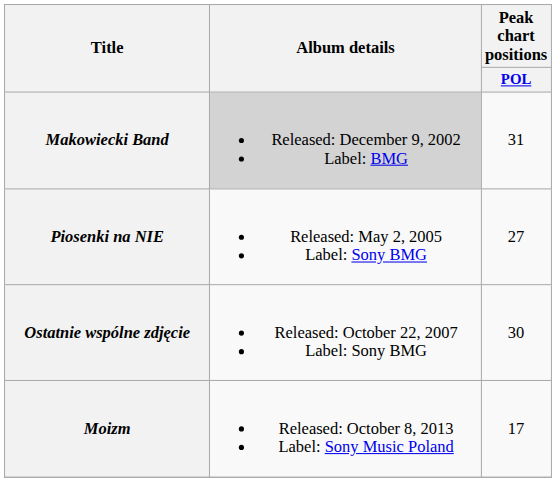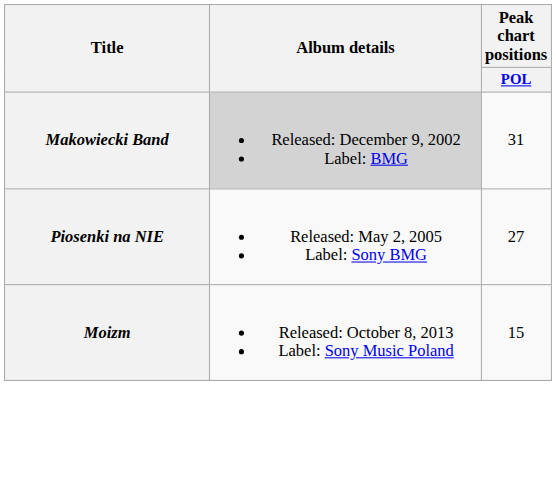- row: (107, 332)
(516, 428) 17 -> (516, 332) 15
